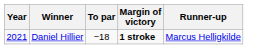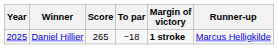+ column: (101, 17)
(17, 37) 2021 -> (17, 37) 2025
